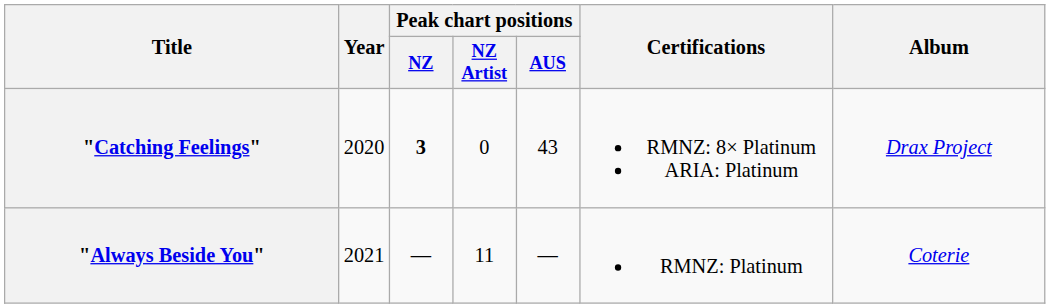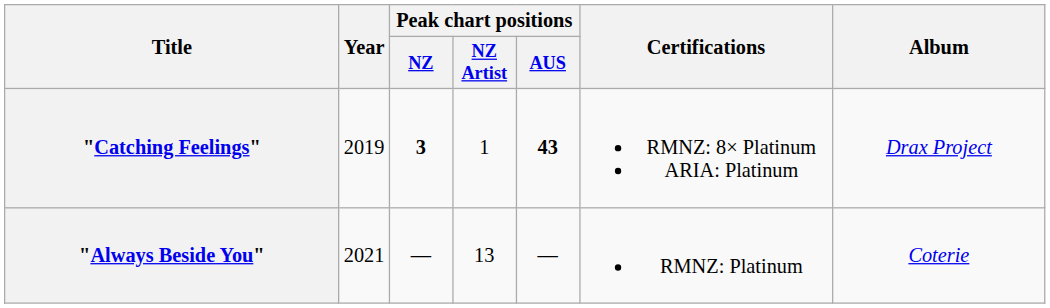(364, 147) 2020 -> (364, 147) 2019
(484, 147) 0 -> (484, 147) 1
(548, 147) normal -> (548, 147) bold
(484, 254) 11 -> (484, 254) 13
